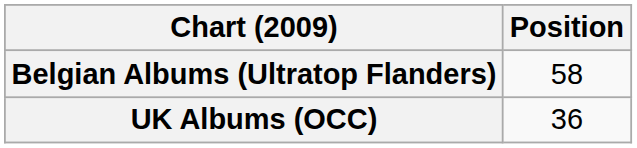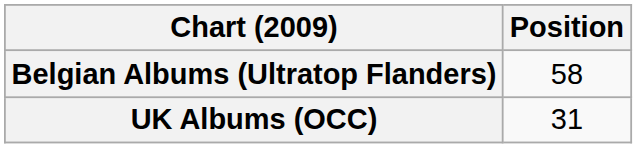(567, 119) 36 -> (567, 119) 31
